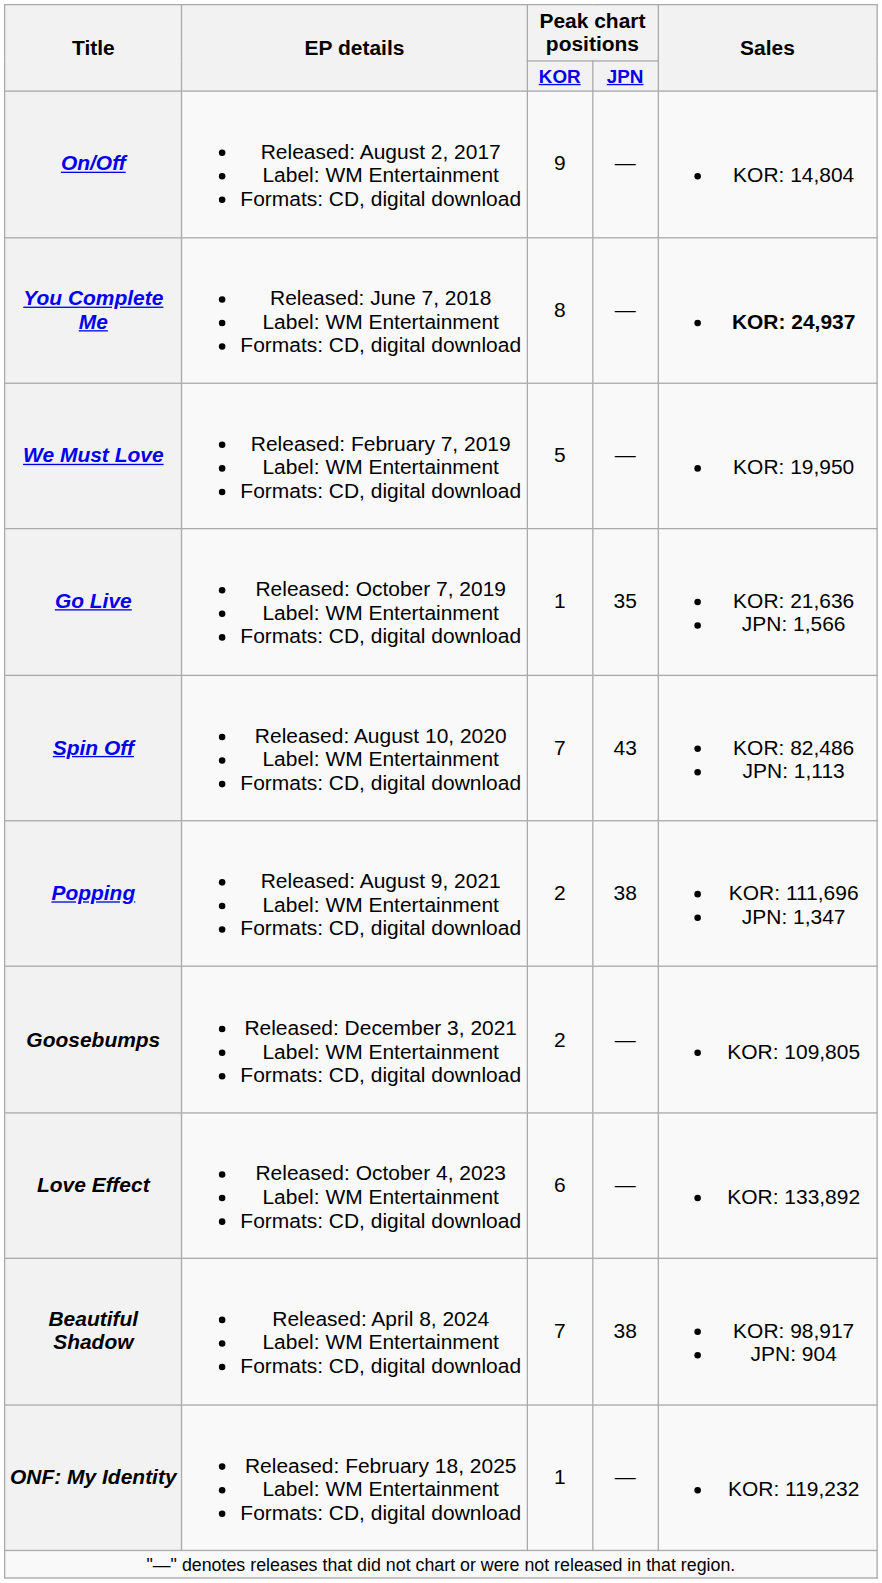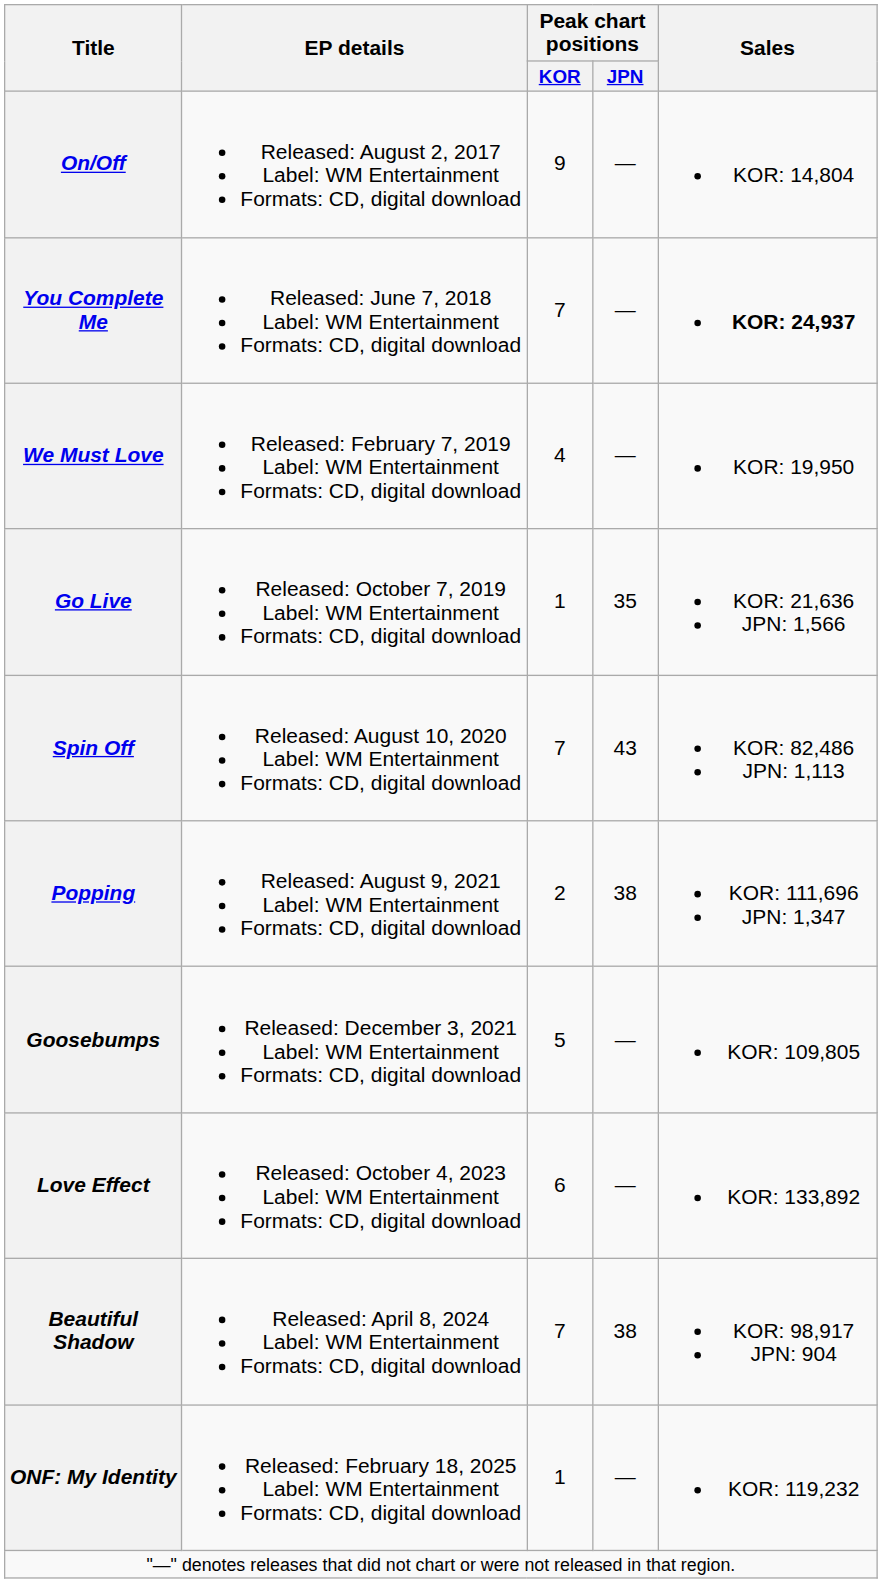(560, 309) 8 -> (560, 309) 7
(560, 455) 5 -> (560, 455) 4
(560, 1039) 2 -> (560, 1039) 5
